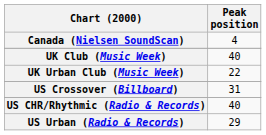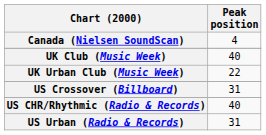(235, 122) 29 -> (235, 122) 31
